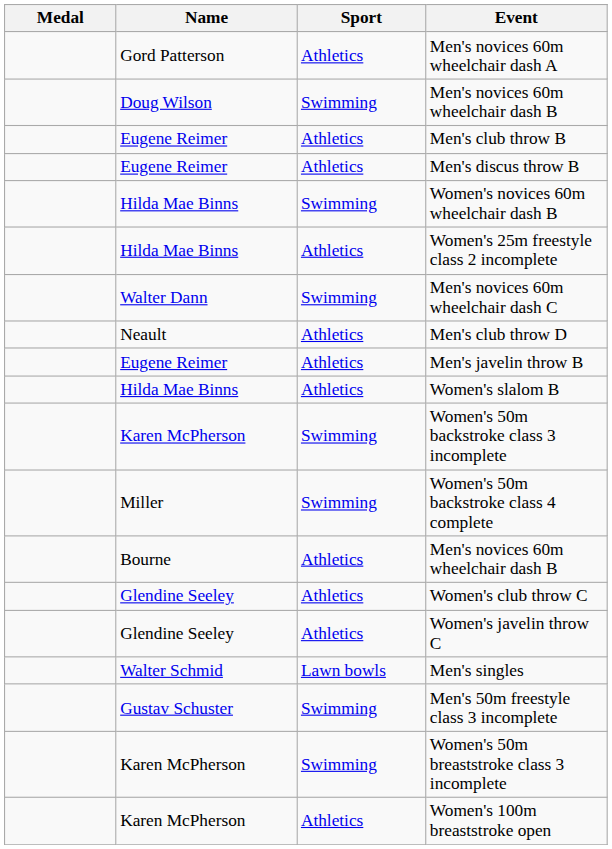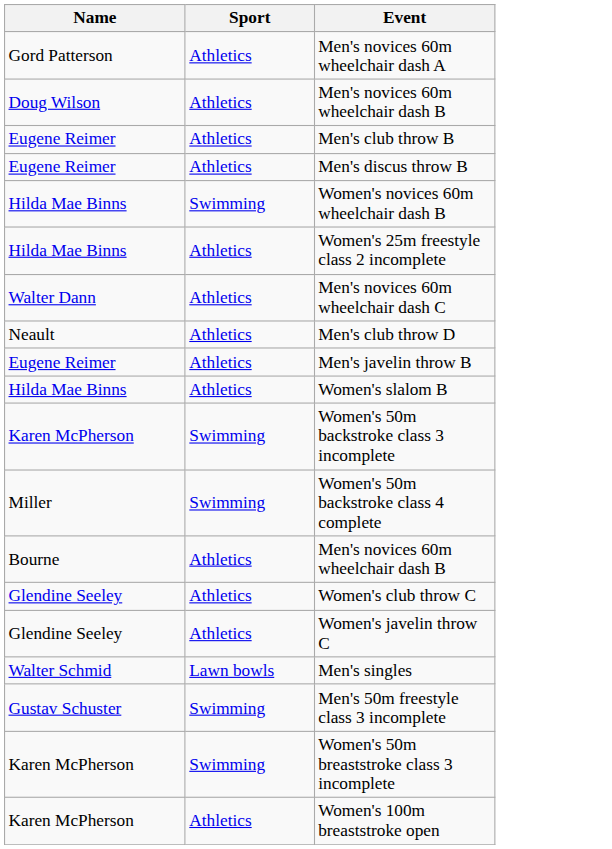- column: (60, 18)
(339, 102) Swimming -> (220, 102) Athletics
(339, 297) Swimming -> (220, 297) Athletics
